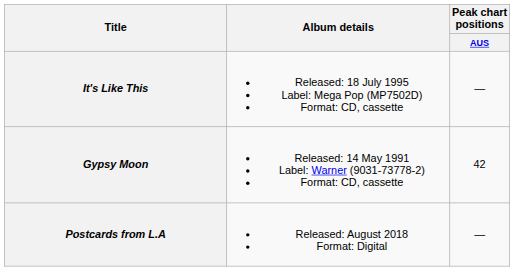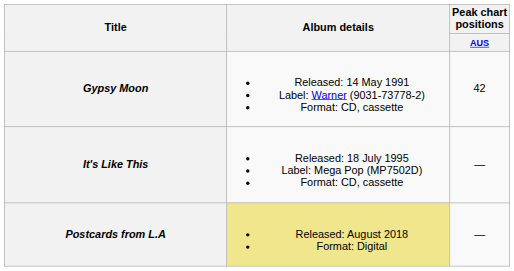rows swapped: (116, 164) <-> (116, 89)
(338, 240) no background -> (338, 240) khaki background
